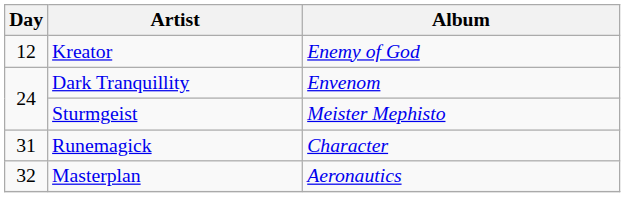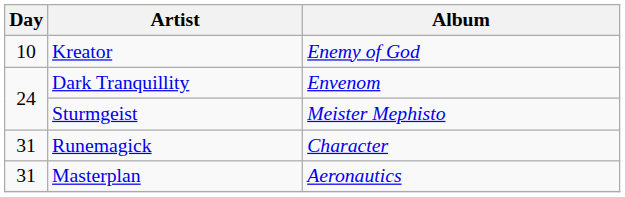(26, 51) 12 -> (26, 51) 10
(26, 176) 32 -> (26, 176) 31
